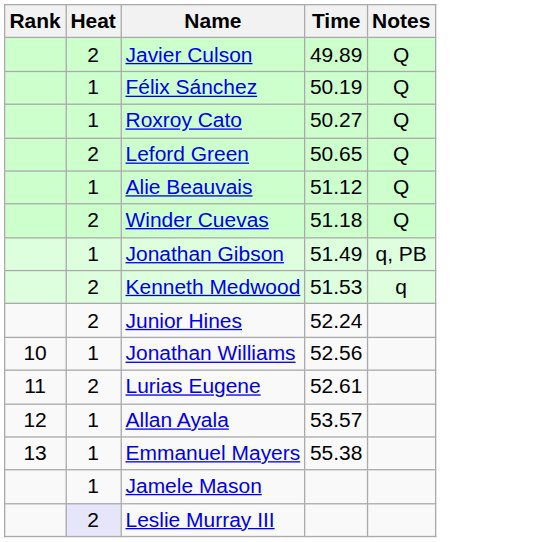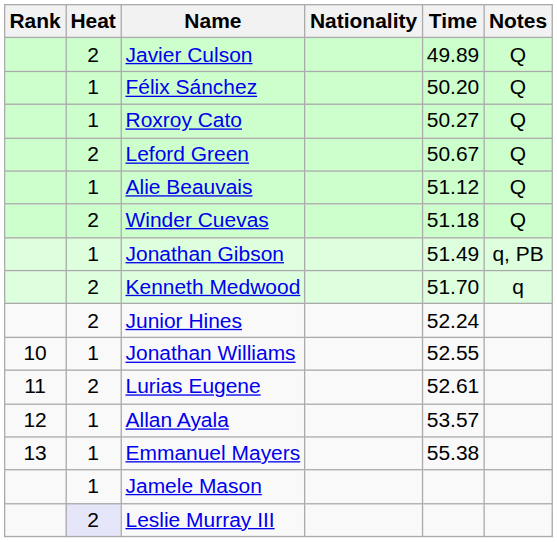+ column: (364, 21)
(336, 87) 50.19 -> (453, 87) 50.20
(336, 154) 50.65 -> (453, 154) 50.67
(336, 287) 51.53 -> (453, 287) 51.70
(336, 353) 52.56 -> (453, 353) 52.55
